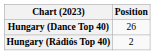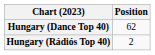(131, 27) 26 -> (131, 27) 62
